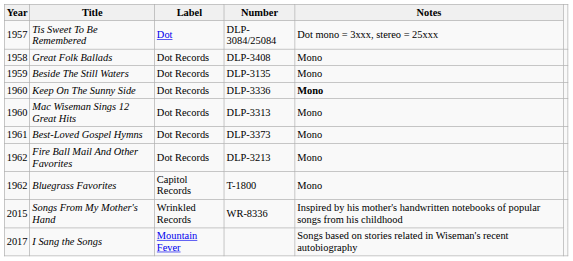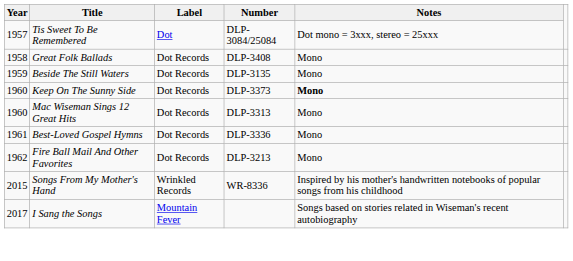(249, 90) DLP-3336 -> (249, 90) DLP-3373
(249, 135) DLP-3373 -> (249, 135) DLP-3336
- row: (74, 185)
